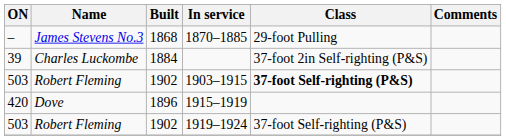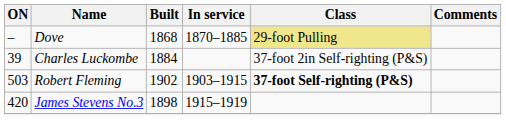(89, 37) James Stevens No.3 -> (49, 37) Dove
(295, 37) no background -> (295, 37) khaki background
(49, 102) Dove -> (89, 102) James Stevens No.3
(164, 102) 1896 -> (164, 102) 1898
- row: (18, 124)
